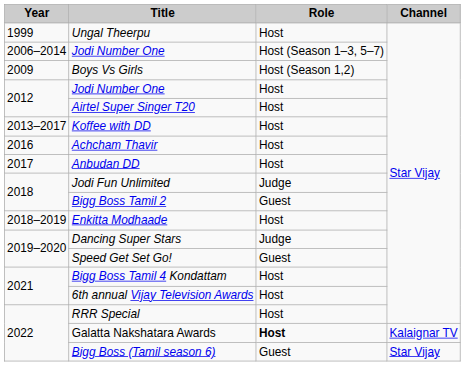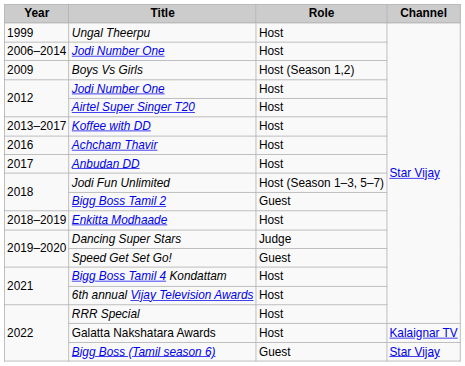(321, 51) Host (Season 1–3, 5–7) -> (271, 51) Host
(275, 182) Judge -> (321, 182) Host (Season 1–3, 5–7)
(272, 333) bold -> (271, 333) normal
